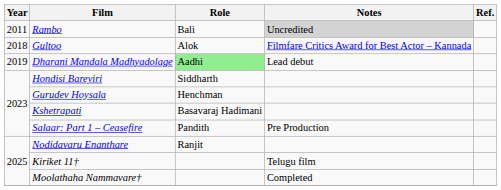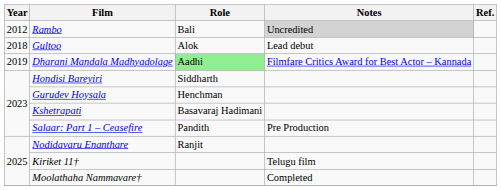(17, 29) 2011 -> (17, 29) 2012
(369, 45) Filmfare Critics Award for Best Actor – Kannada -> (290, 45) Lead debut
(290, 62) Lead debut -> (369, 62) Filmfare Critics Award for Best Actor – Kannada
